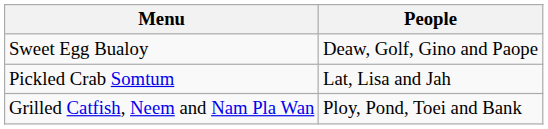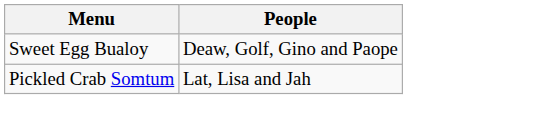- row: (162, 108)
